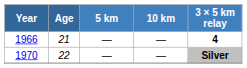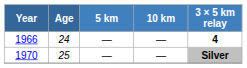(64, 40) 21 -> (64, 40) 24
(64, 55) 22 -> (64, 55) 25
